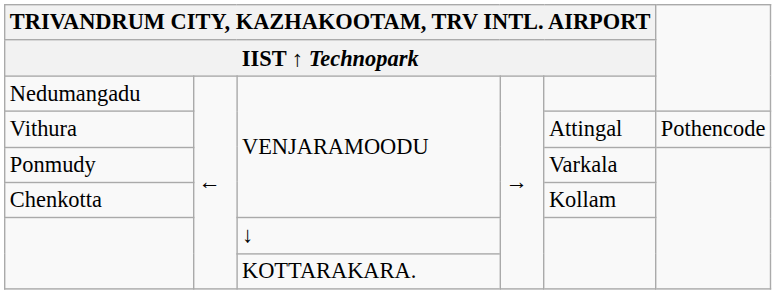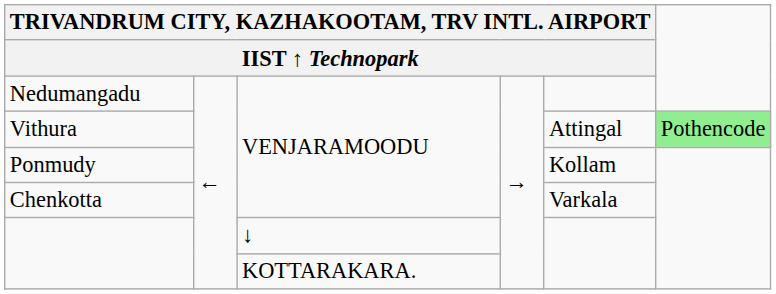(713, 128) no background -> (713, 128) lightgreen background
(583, 164) Varkala -> (583, 164) Kollam
(583, 199) Kollam -> (583, 199) Varkala
